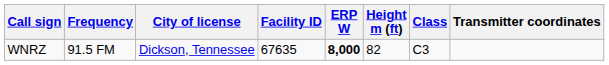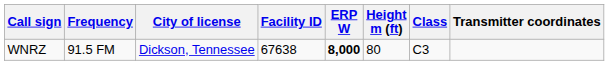(279, 49) 67635 -> (279, 49) 67638
(373, 49) 82 -> (373, 49) 80
